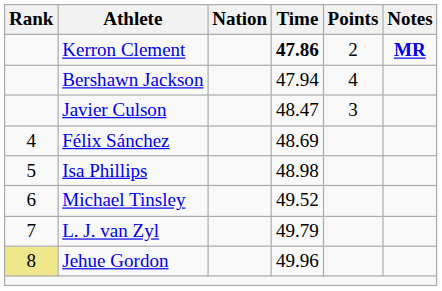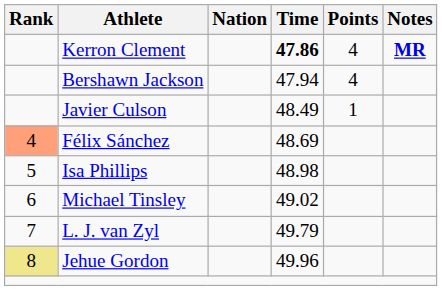(353, 49) 2 -> (353, 49) 4
(297, 110) 48.47 -> (297, 110) 48.49
(353, 110) 3 -> (353, 110) 1
(31, 140) no background -> (31, 140) lightsalmon background
(297, 200) 49.52 -> (297, 200) 49.02
